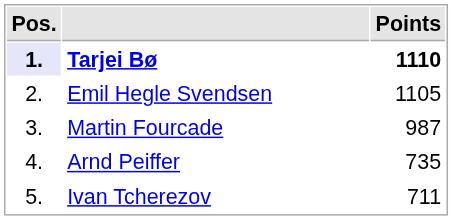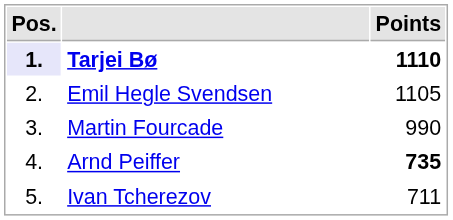(423, 128) 987 -> (423, 128) 990
(423, 162) normal -> (423, 162) bold
